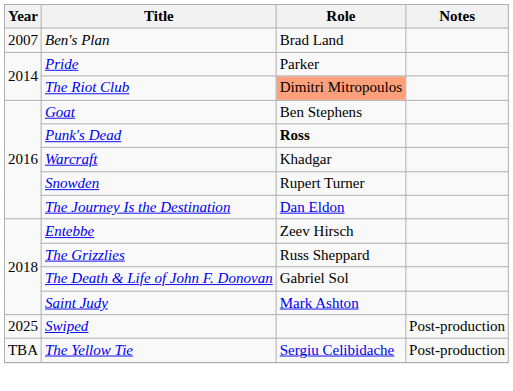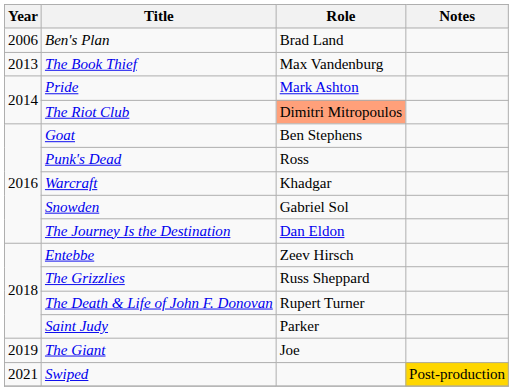(23, 40) 2007 -> (23, 40) 2006
+ row: (91, 64)
(299, 64) Parker -> (319, 87) Mark Ashton
(295, 135) bold -> (294, 159) normal
(322, 183) Rupert Turner -> (314, 207) Gabriel Sol
(314, 278) Gabriel Sol -> (322, 302) Rupert Turner
(319, 302) Mark Ashton -> (299, 326) Parker
+ row: (75, 350)
(23, 326) 2025 -> (23, 374) 2021
(457, 326) no background -> (457, 374) gold background
- row: (89, 350)
